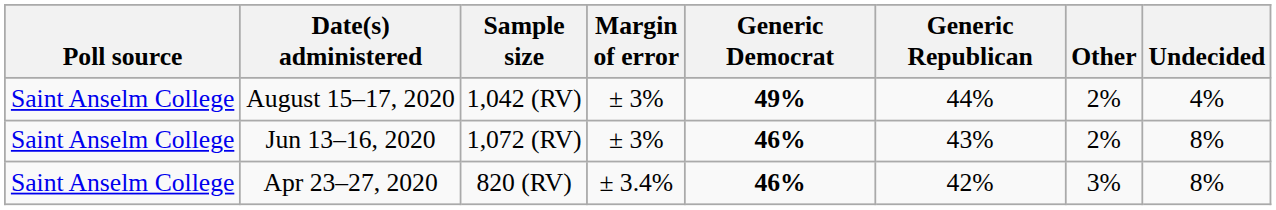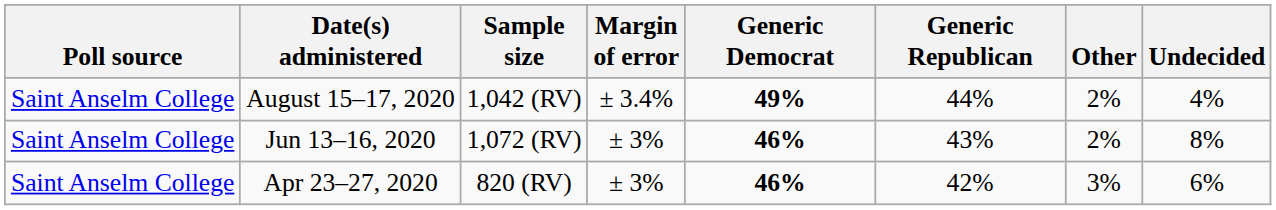(636, 98) ± 3% -> (636, 98) ± 3.4%
(636, 183) ± 3.4% -> (636, 183) ± 3%
(1207, 183) 8% -> (1207, 183) 6%
